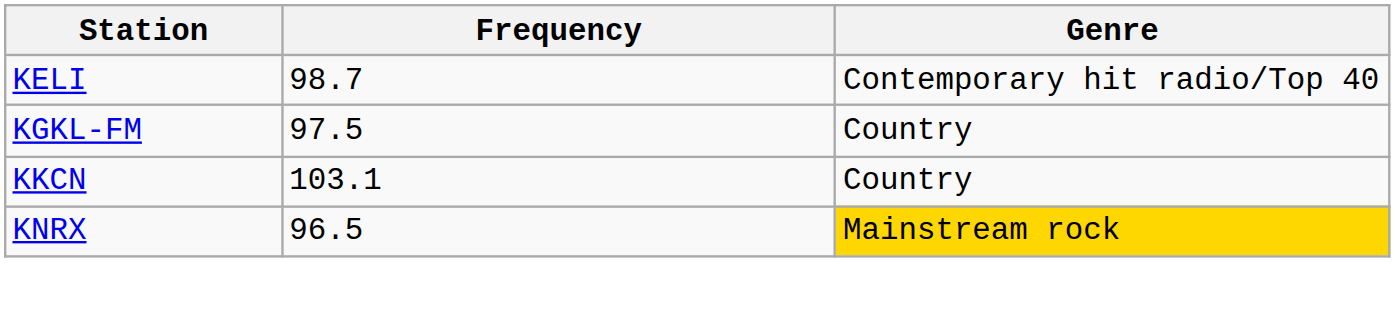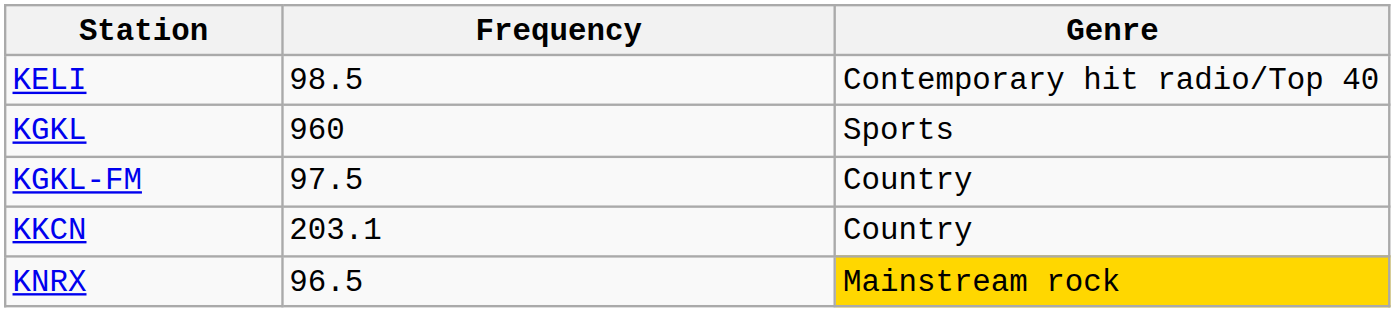(326, 81) 98.7 -> (326, 81) 98.5
+ row: (50, 131)
(336, 181) 103.1 -> (336, 231) 203.1
